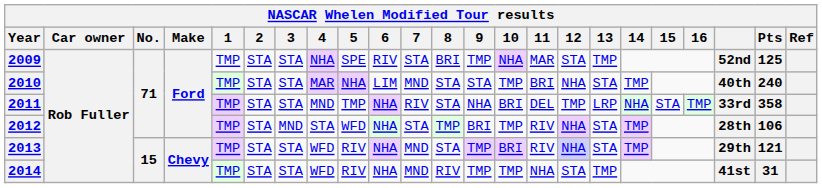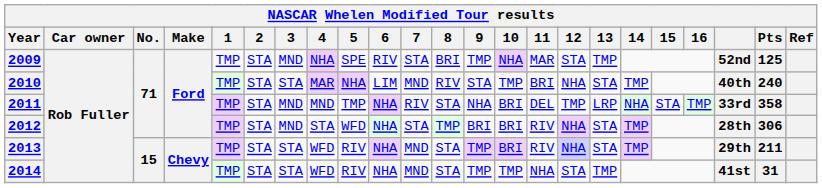(291, 60) STA -> (291, 60) MND
(448, 82) STA -> (448, 82) RIV
(291, 104) STA -> (291, 104) MND
(511, 127) TMP -> (511, 127) BRI
(770, 127) 106 -> (770, 127) 306
(770, 149) 121 -> (770, 149) 211
(448, 171) RIV -> (448, 171) STA
